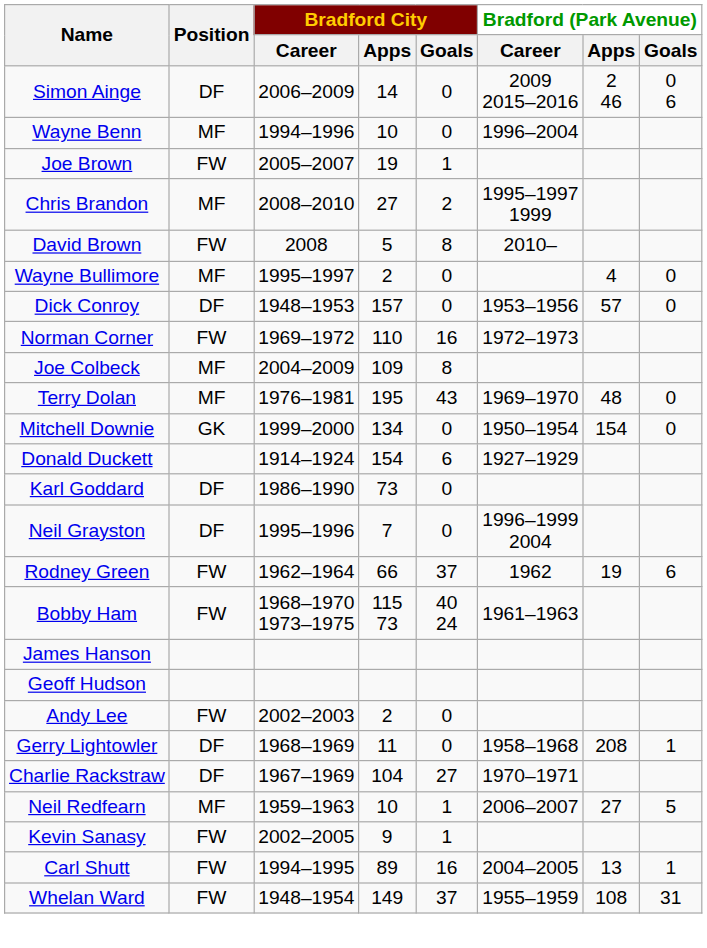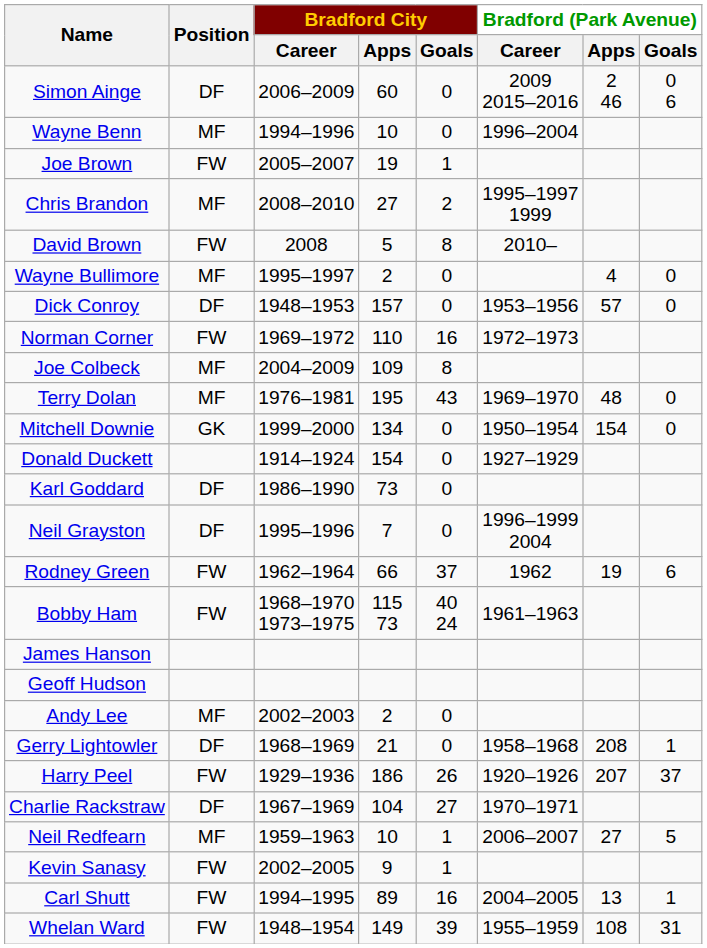(387, 91) 14 -> (387, 91) 60
(447, 458) 6 -> (447, 458) 0
(212, 715) FW -> (212, 715) MF
(387, 745) 11 -> (387, 745) 21
+ row: (87, 776)
(447, 897) 37 -> (447, 928) 39
